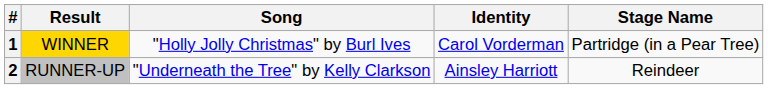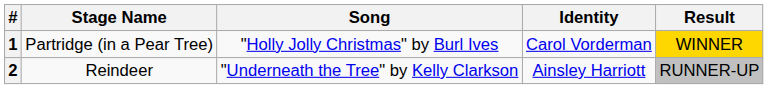columns swapped: (665, 17) <-> (75, 17)
